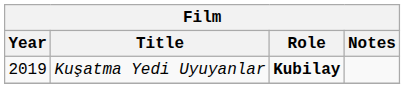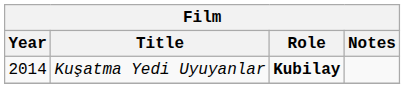(28, 70) 2019 -> (28, 70) 2014
